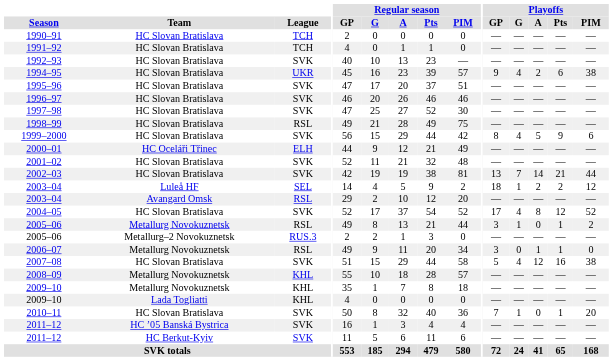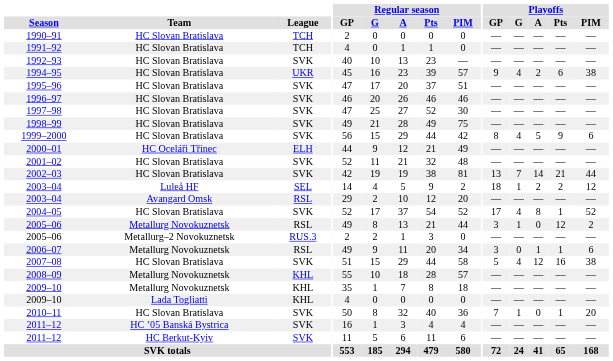(303, 123) RSL -> (303, 123) SVK
(560, 212) 12 -> (560, 212) 1
(560, 224) 1 -> (560, 224) 12
(591, 249) 0 -> (591, 249) 6
